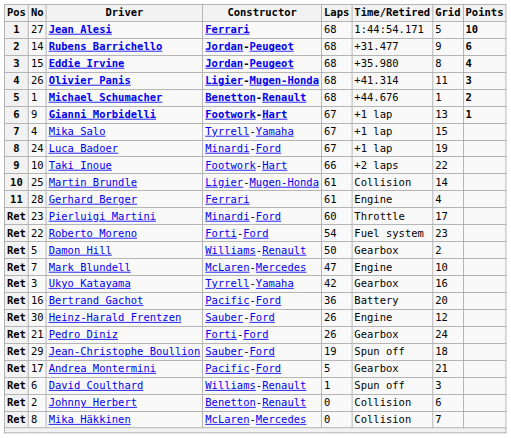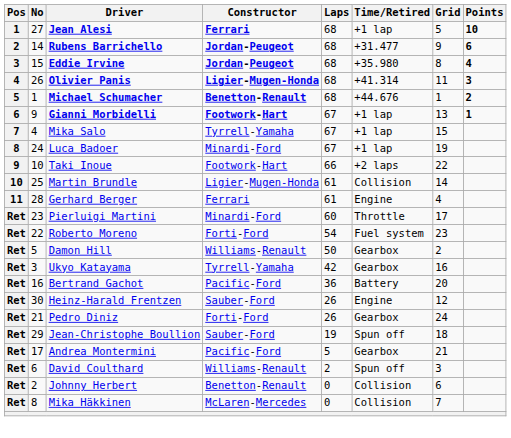(389, 30) 1:44:54.171 -> (373, 30) +1 lap
- row: (90, 267)
(327, 386) 1 -> (327, 369) 2
